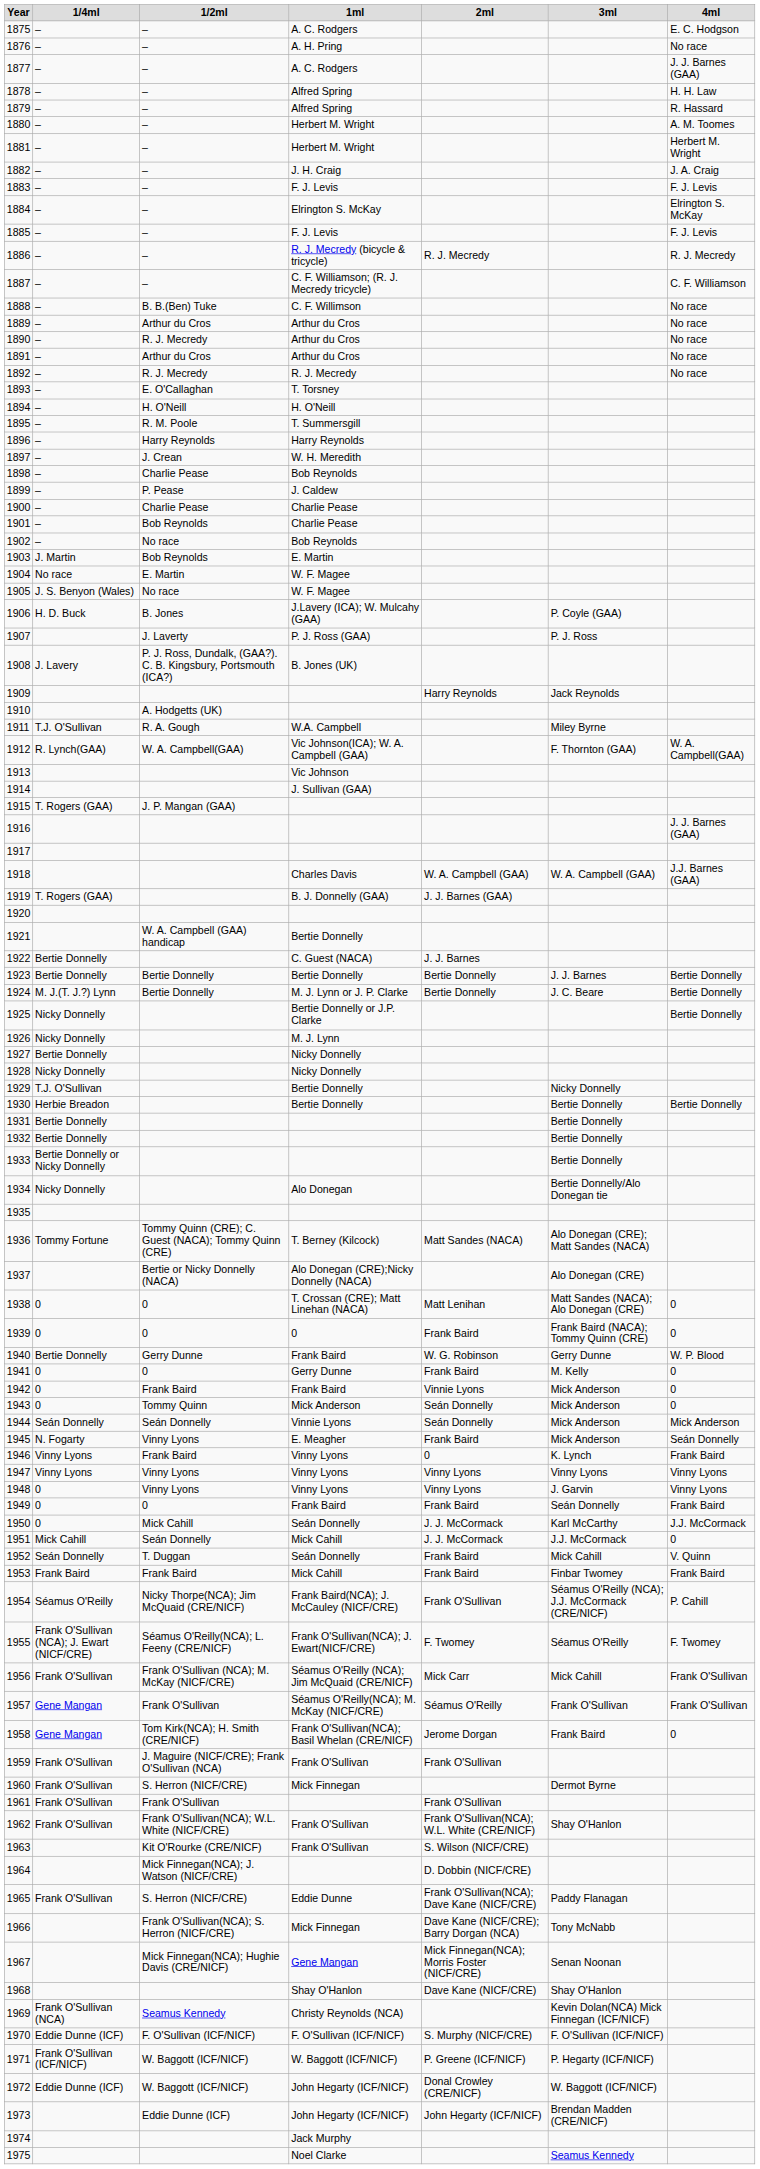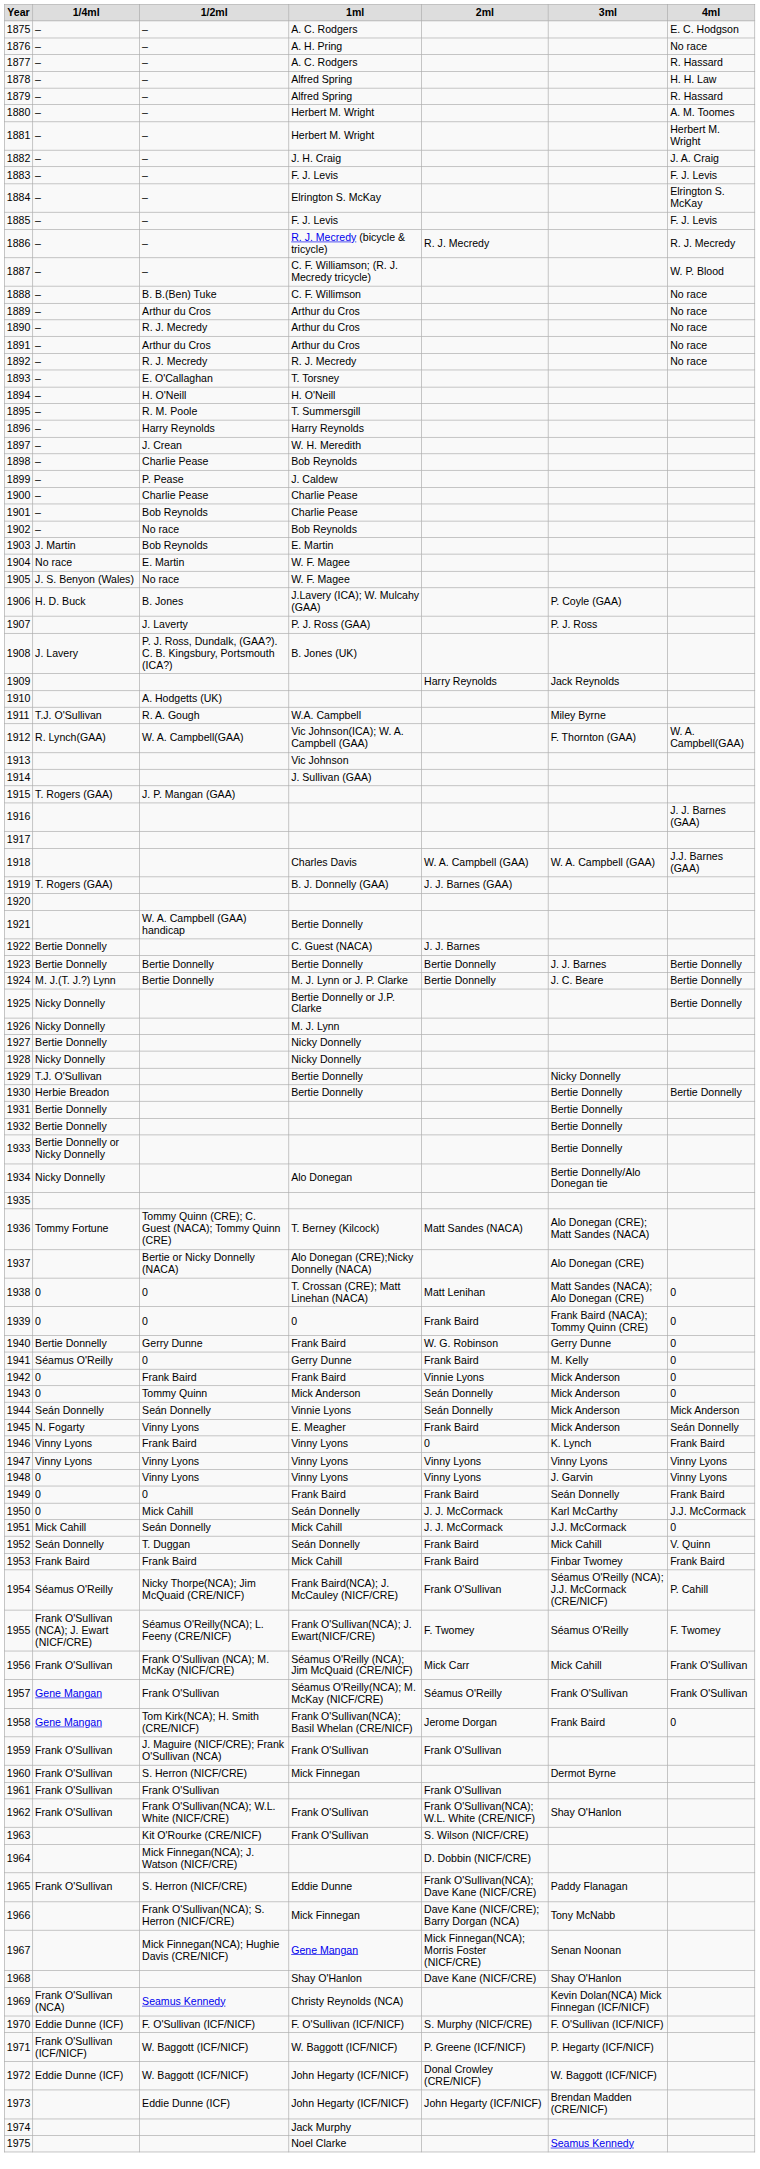(698, 69) J. J. Barnes (GAA) -> (697, 63) R. Hassard
(708, 284) C. F. Williamson -> (697, 272) W. P. Blood
(697, 1355) W. P. Blood -> (673, 1343) 0
(38, 1372) 0 -> (74, 1360) Séamus O'Reilly
